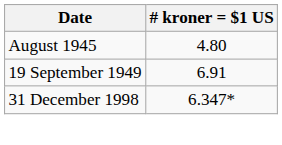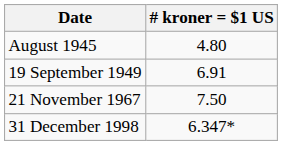+ row: (75, 99)
